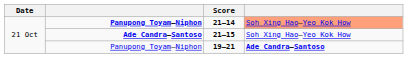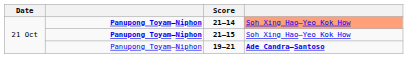(162, 34) Ade Candra–Santoso -> (156, 34) Panupong Toyam–Niphon
